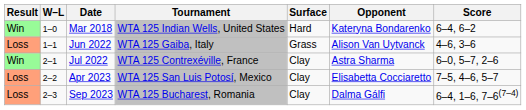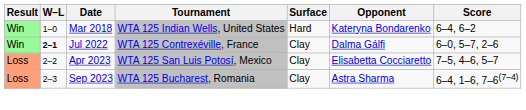- row: (90, 45)
(50, 61) normal -> (50, 45) bold
(363, 61) Astra Sharma -> (358, 45) Dalma Gálfi
(358, 95) Dalma Gálfi -> (363, 78) Astra Sharma
